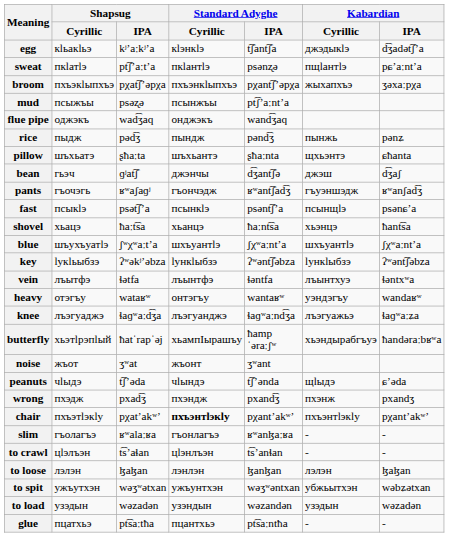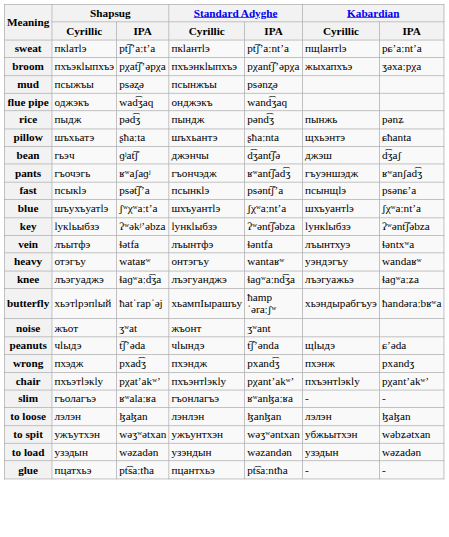- row: (28, 48)
(262, 66) psənʐə -> (268, 48) pt͡ʃʼaːntʼa
(268, 102) pt͡ʃʼaːntʼa -> (262, 84) psənʐə
- row: (28, 226)
(200, 416) bold -> (199, 381) normal
- row: (28, 452)
